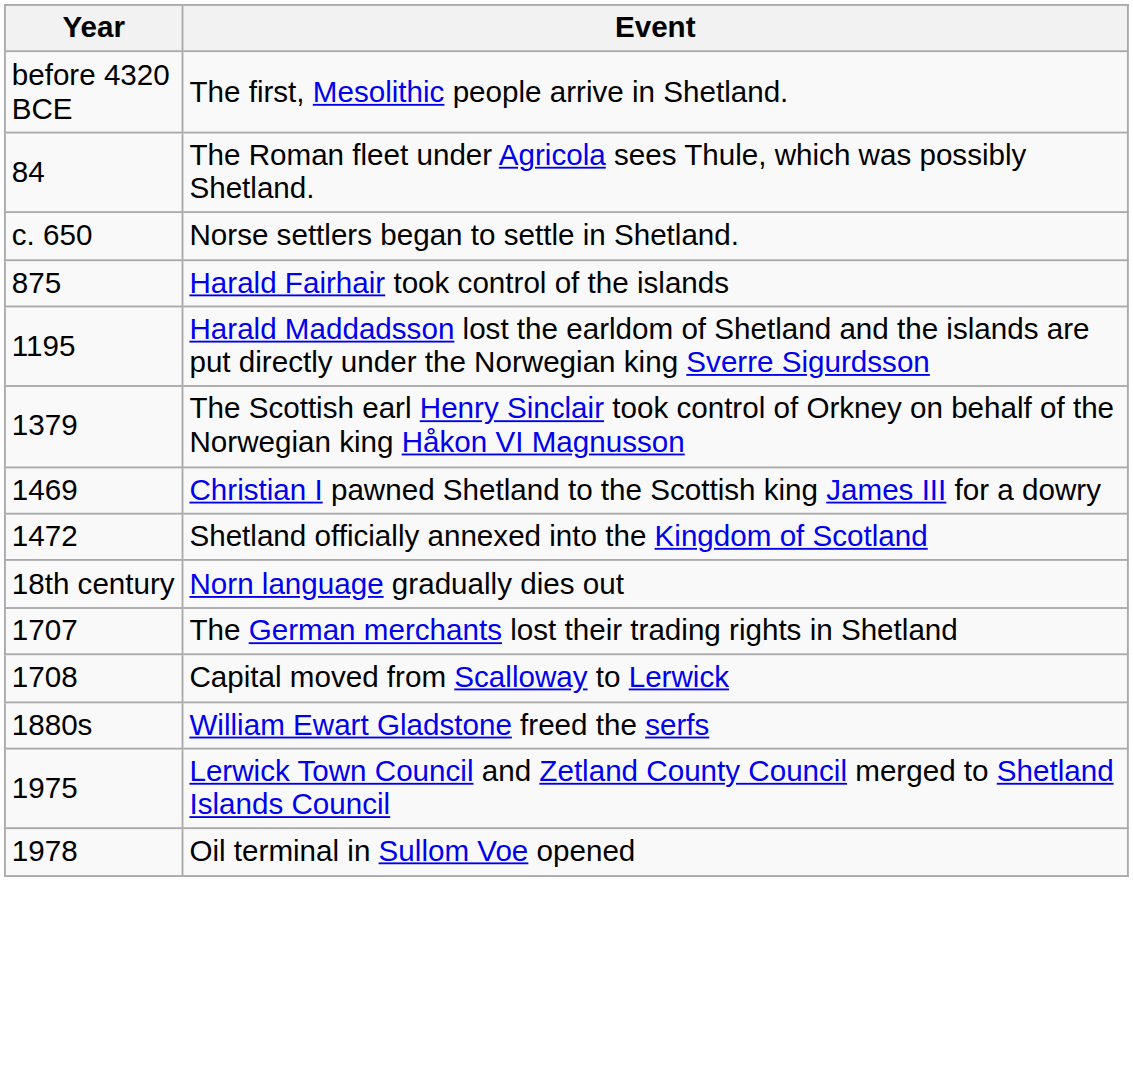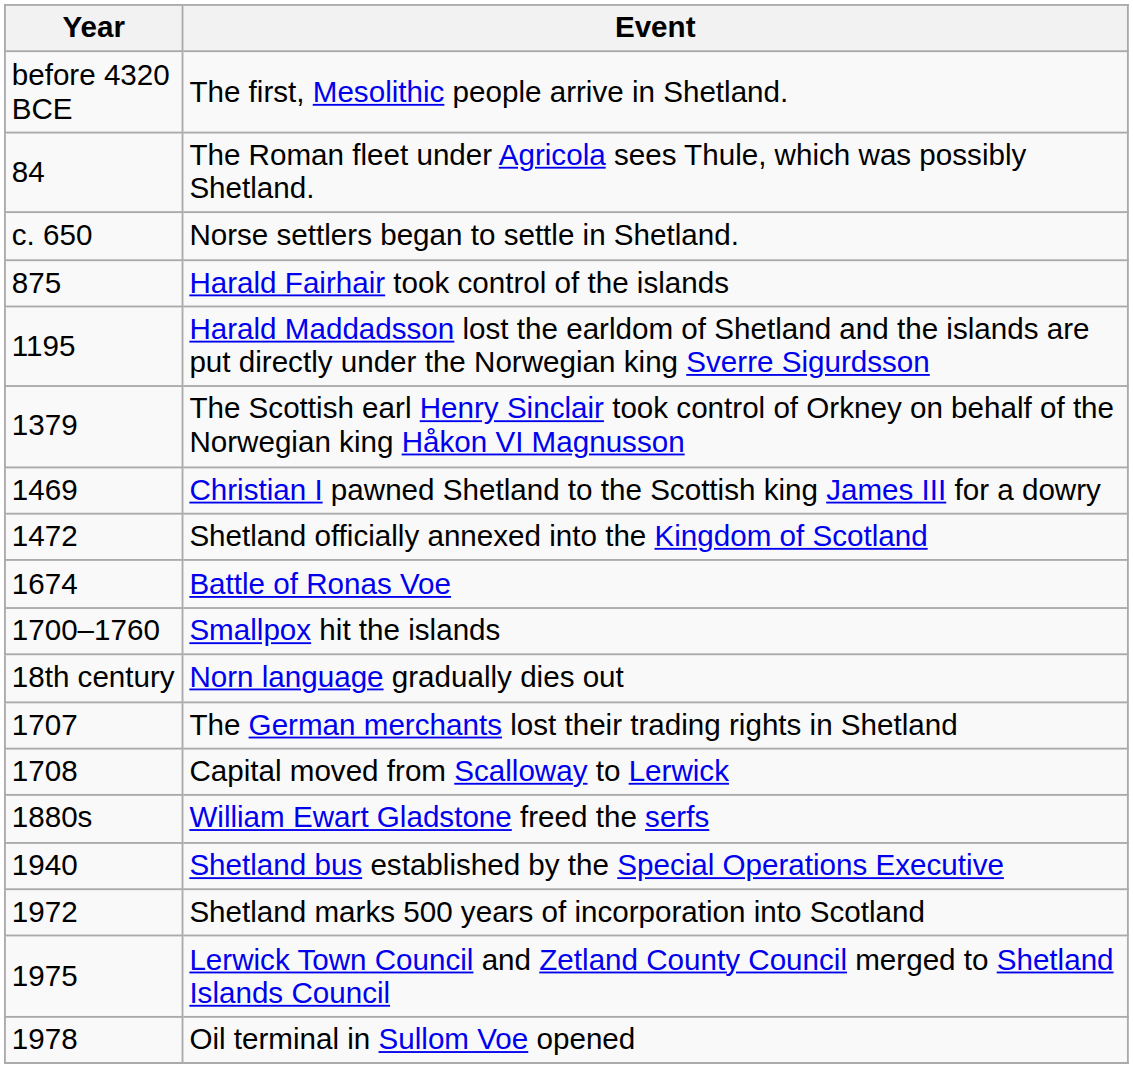+ row: (320, 583)
+ row: (345, 630)
+ row: (597, 865)
+ row: (557, 912)
